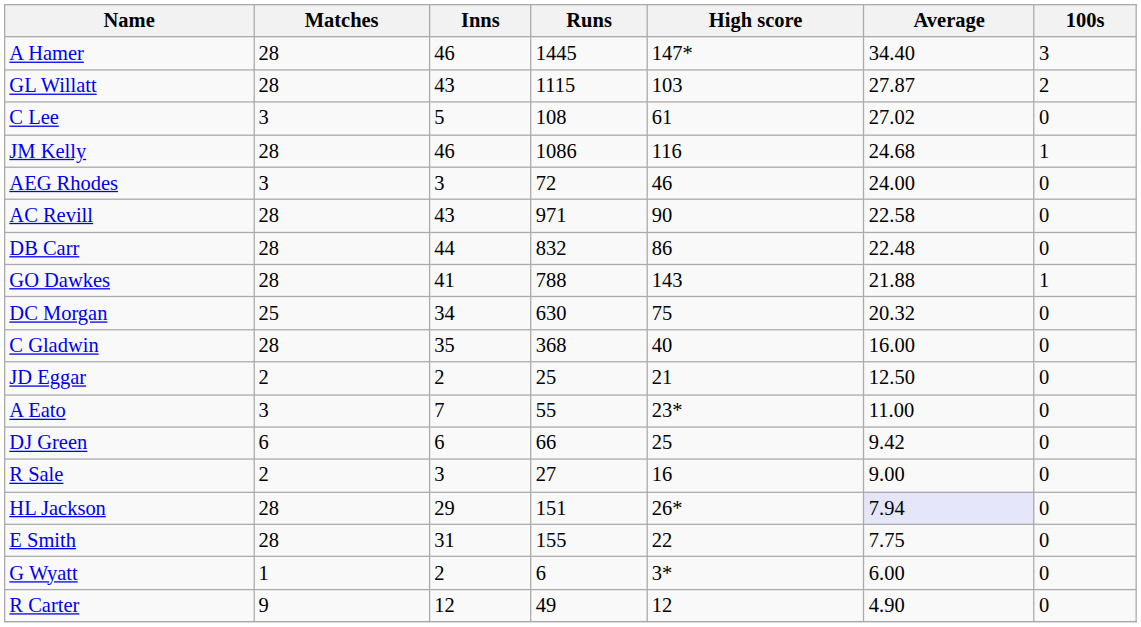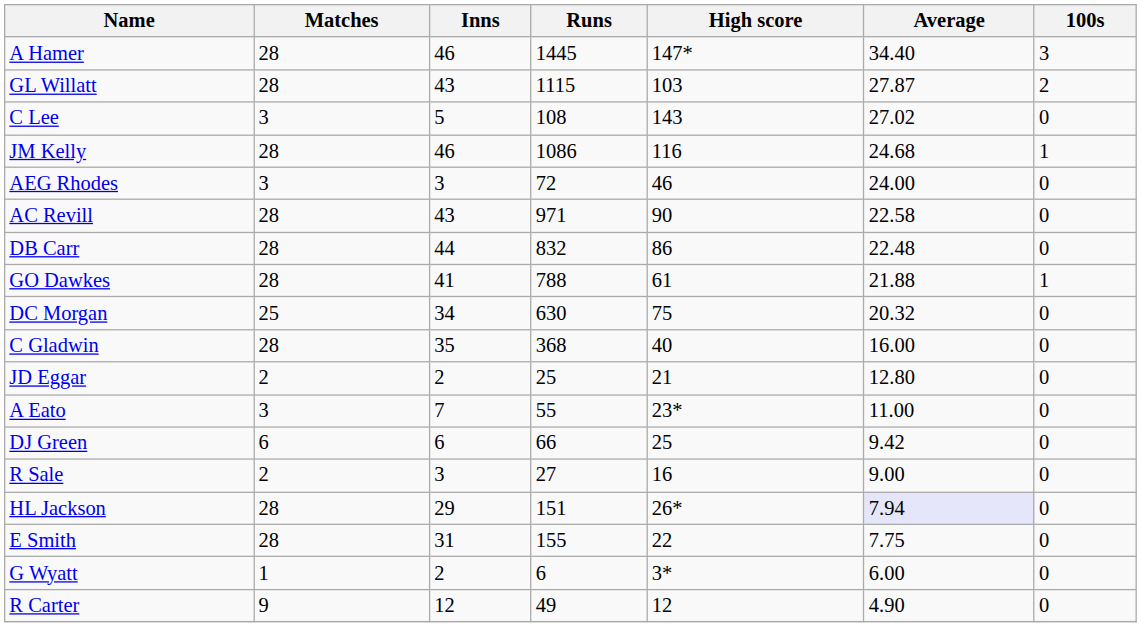(662, 118) 61 -> (667, 118) 143
(667, 280) 143 -> (662, 280) 61
(892, 378) 12.50 -> (892, 378) 12.80
